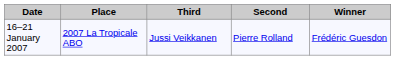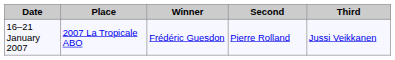columns swapped: (350, 12) <-> (189, 12)
